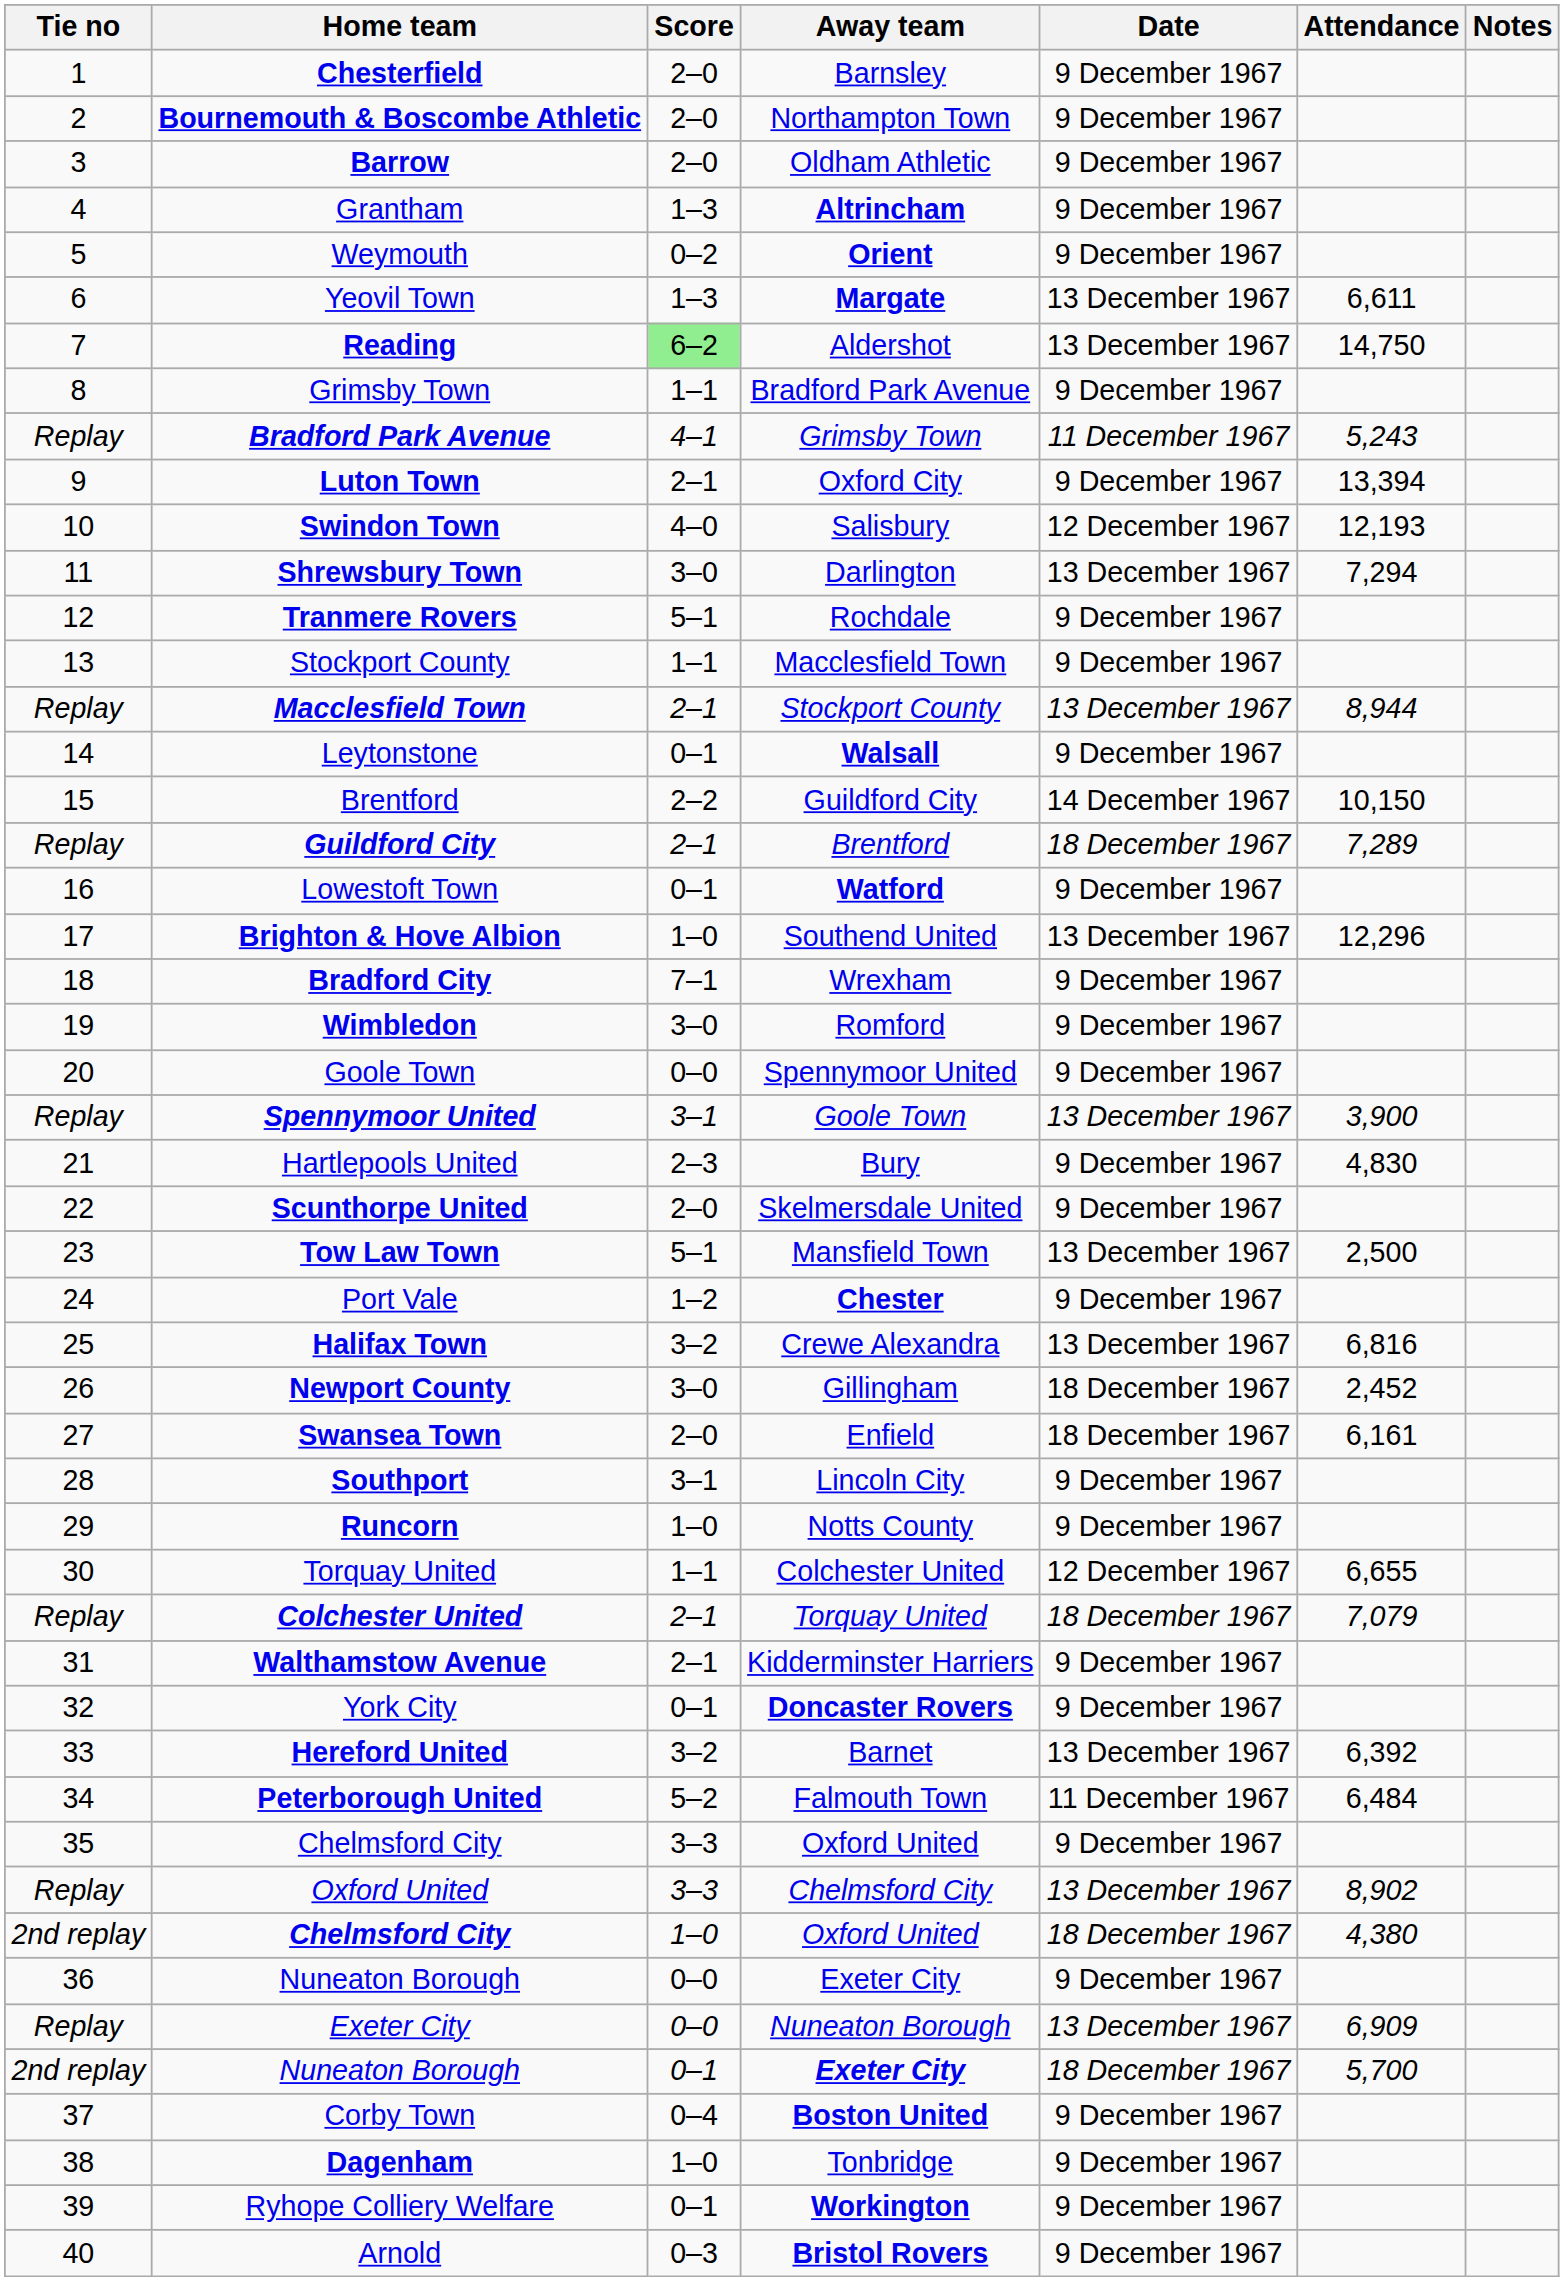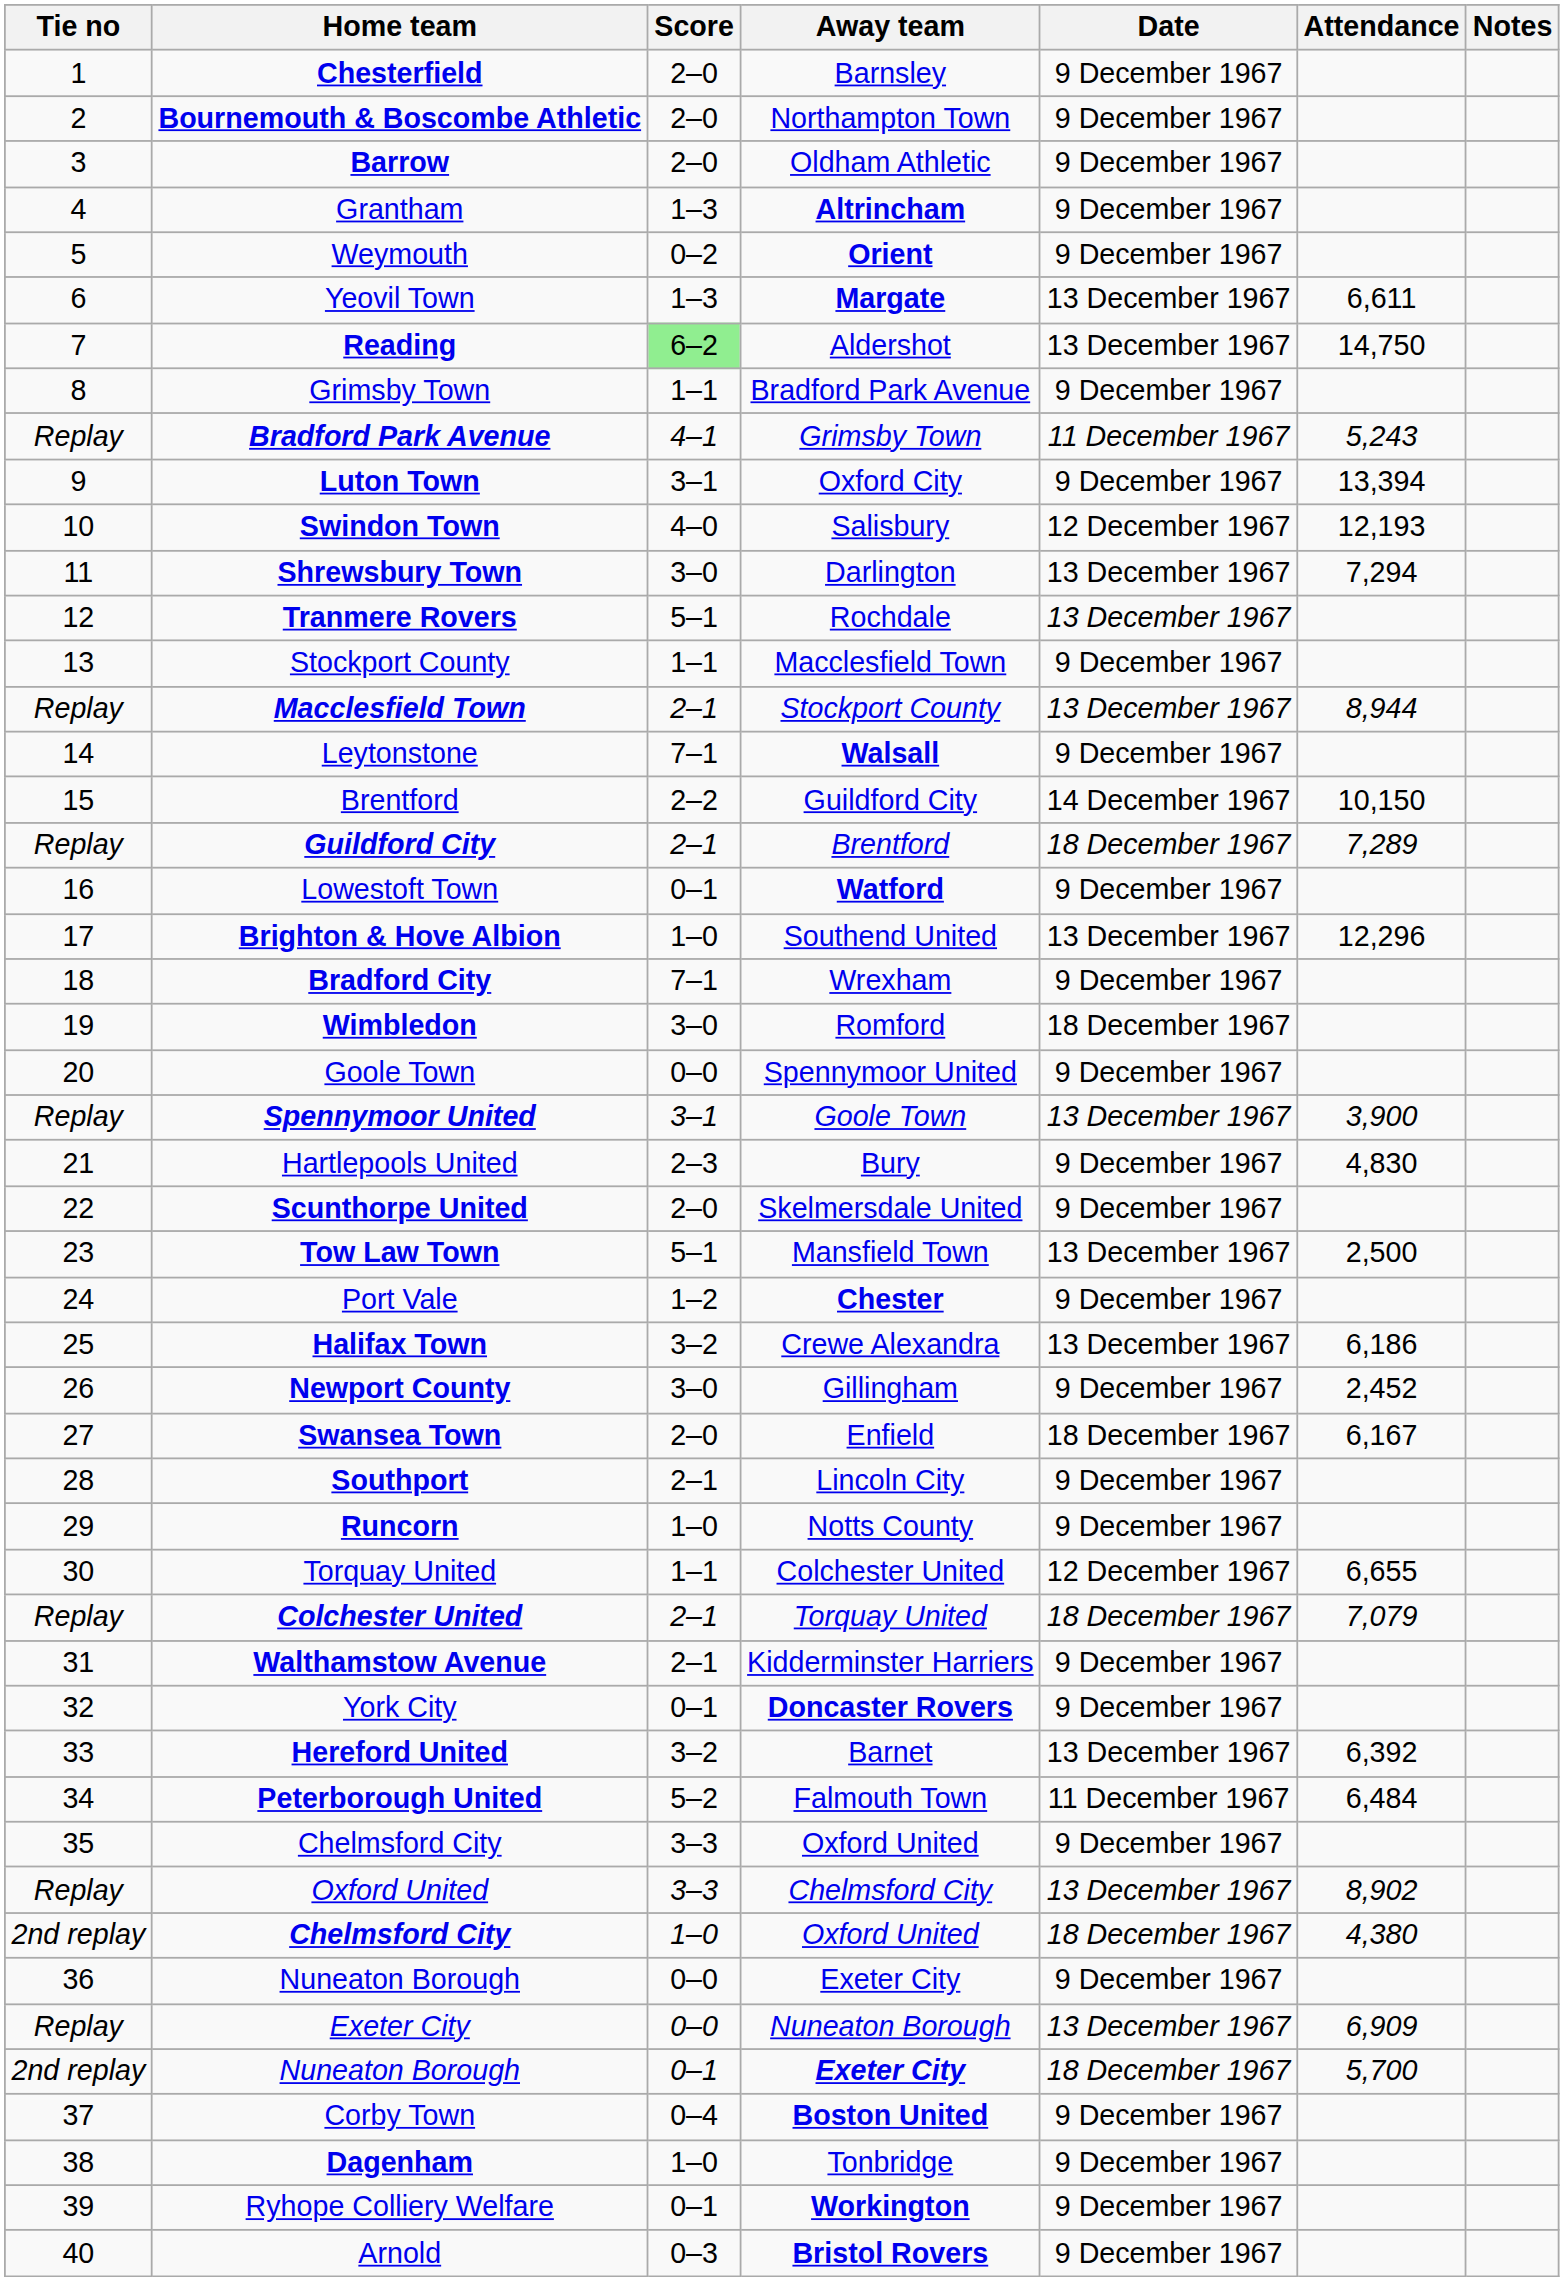(694, 481) 2–1 -> (694, 481) 3–1
(1169, 617) 9 December 1967 -> (1169, 617) 13 December 1967
(694, 753) 0–1 -> (694, 753) 7–1
(1169, 1026) 9 December 1967 -> (1169, 1026) 18 December 1967
(1382, 1344) 6,816 -> (1382, 1344) 6,186
(1169, 1389) 18 December 1967 -> (1169, 1389) 9 December 1967
(1382, 1435) 6,161 -> (1382, 1435) 6,167
(694, 1480) 3–1 -> (694, 1480) 2–1
